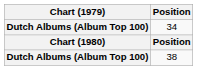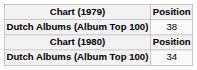rows swapped: (172, 57) <-> (172, 27)
